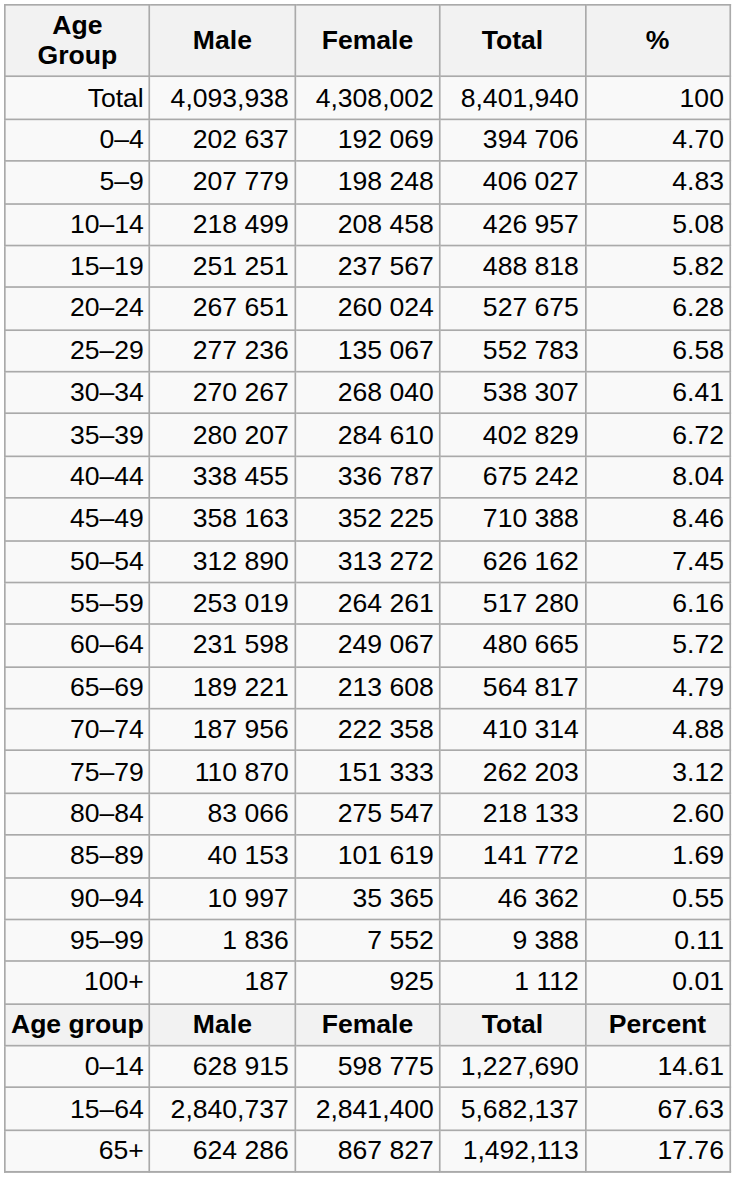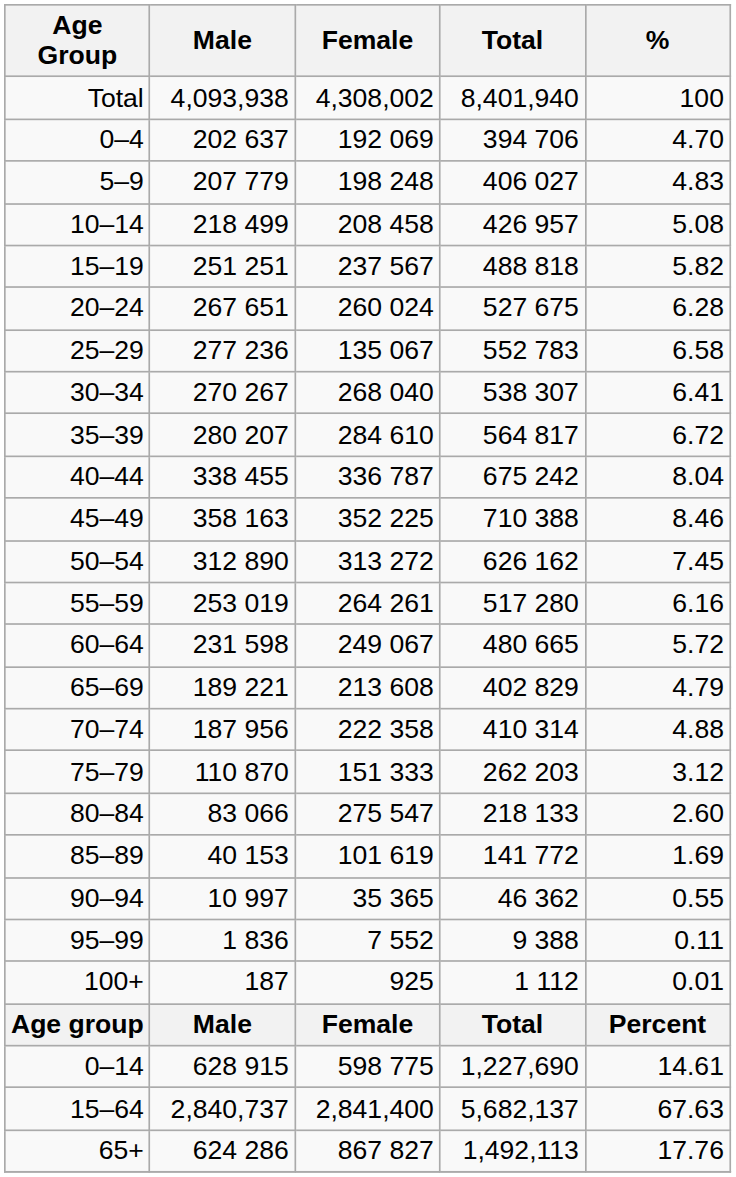(531, 434) 402 829 -> (531, 434) 564 817
(531, 687) 564 817 -> (531, 687) 402 829
